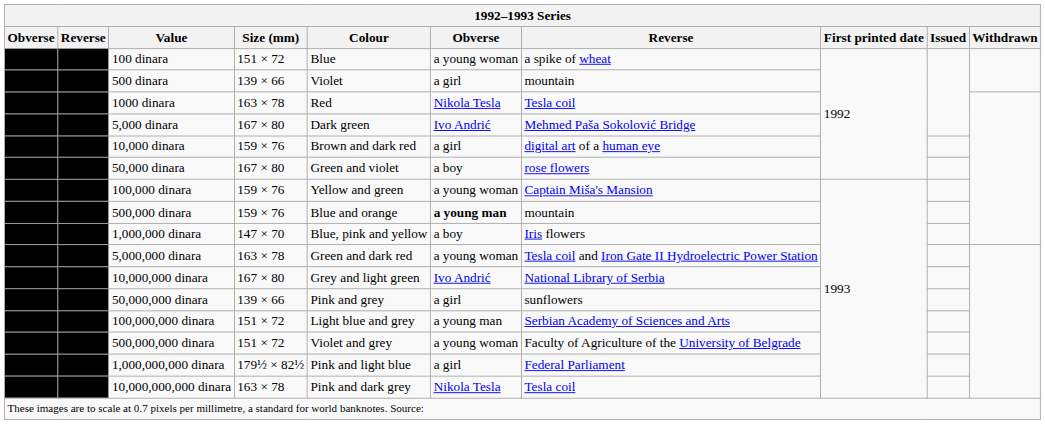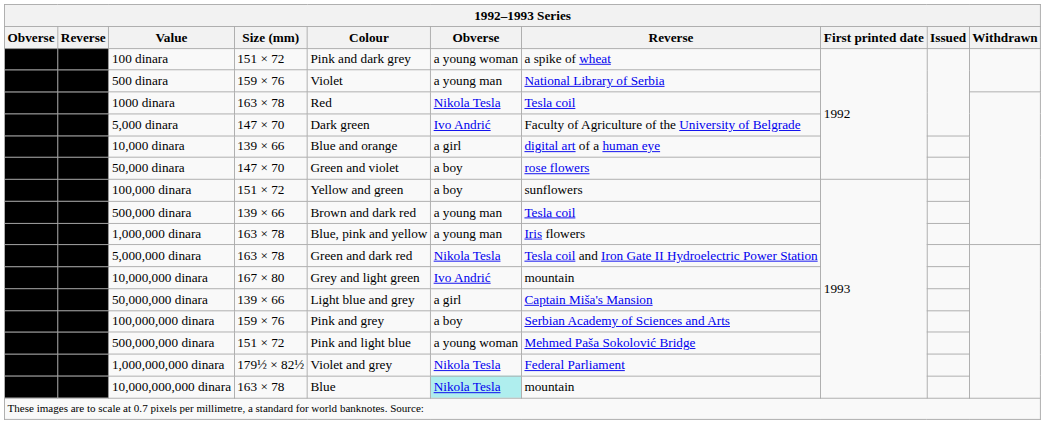(323, 59) Blue -> (361, 59) Pink and dark grey
(261, 81) 139 × 66 -> (261, 81) 159 × 76
(447, 81) a girl -> (468, 81) a young man
(549, 81) mountain -> (594, 81) National Library of Serbia
(261, 125) 167 × 80 -> (261, 125) 147 × 70
(610, 125) Mehmed Paša Sokolović Bridge -> (663, 125) Faculty of Agriculture of the University of Belgrade
(261, 146) 159 × 76 -> (261, 146) 139 × 66
(363, 146) Brown and dark red -> (354, 146) Blue and orange
(261, 168) 167 × 80 -> (261, 168) 147 × 70
(261, 190) 159 × 76 -> (261, 190) 151 × 72
(476, 190) a young woman -> (448, 190) a boy
(589, 190) Captain Miša's Mansion -> (553, 190) sunflowers
(261, 212) 159 × 76 -> (261, 212) 139 × 66
(354, 212) Blue and orange -> (363, 212) Brown and dark red
(470, 212) bold -> (468, 212) normal
(549, 212) mountain -> (550, 212) Tesla coil
(261, 234) 147 × 70 -> (261, 234) 163 × 78
(448, 234) a boy -> (468, 234) a young man
(476, 256) a young woman -> (467, 256) Nikola Tesla
(594, 278) National Library of Serbia -> (549, 278) mountain
(347, 299) Pink and grey -> (363, 299) Light blue and grey
(553, 299) sunflowers -> (589, 299) Captain Miša's Mansion
(261, 321) 151 × 72 -> (261, 321) 159 × 76
(363, 321) Light blue and grey -> (347, 321) Pink and grey
(468, 321) a young man -> (448, 321) a boy
(351, 343) Violet and grey -> (361, 343) Pink and light blue
(663, 343) Faculty of Agriculture of the University of Belgrade -> (610, 343) Mehmed Paša Sokolović Bridge
(361, 365) Pink and light blue -> (351, 365) Violet and grey
(447, 365) a girl -> (467, 365) Nikola Tesla
(361, 387) Pink and dark grey -> (323, 387) Blue
(467, 387) no background -> (467, 387) paleturquoise background
(550, 387) Tesla coil -> (549, 387) mountain
